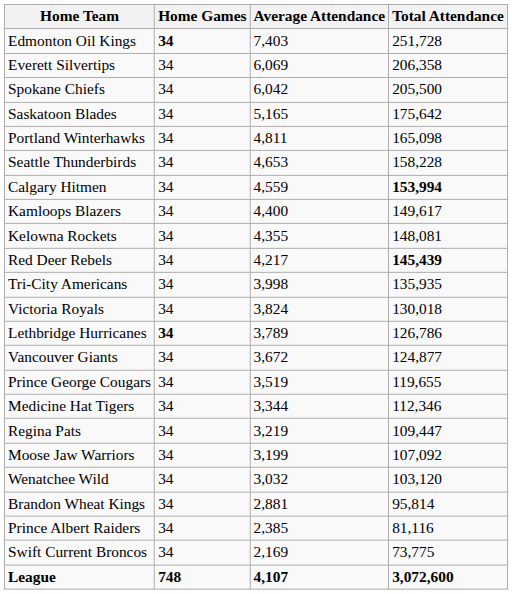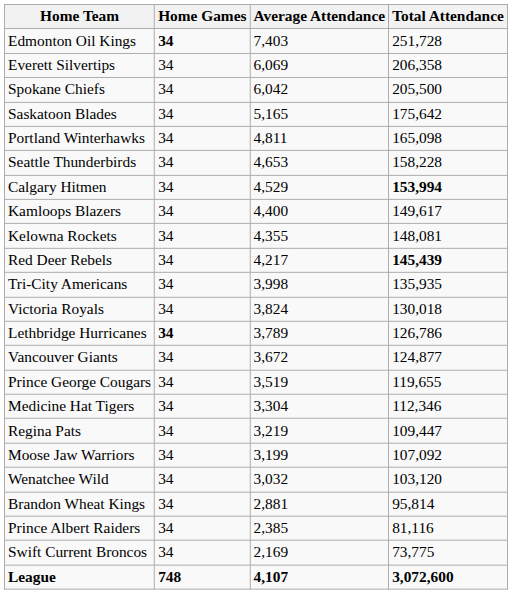(271, 187) 4,559 -> (271, 187) 4,529
(271, 406) 3,344 -> (271, 406) 3,304
